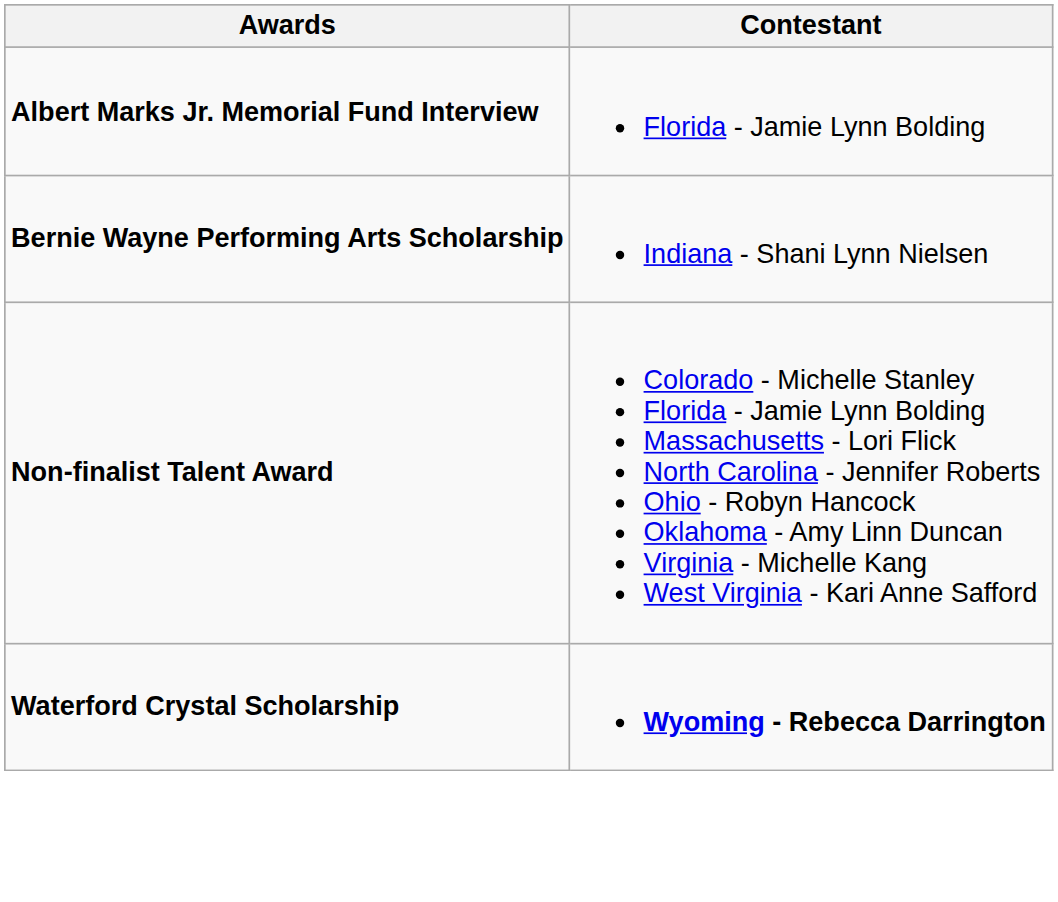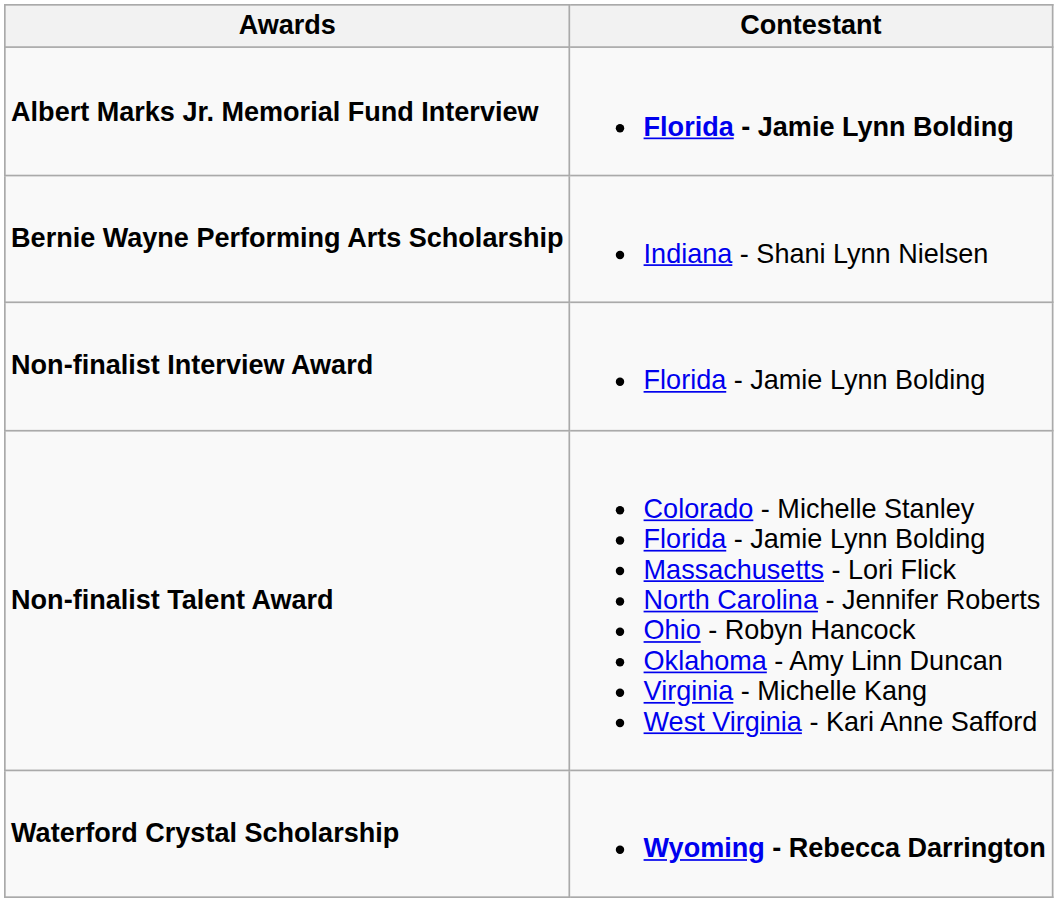(811, 127) normal -> (811, 127) bold
+ row: (192, 365)
